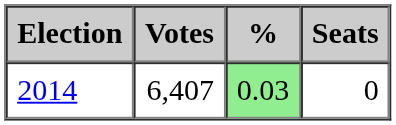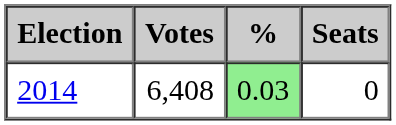(180, 90) 6,407 -> (180, 90) 6,408
